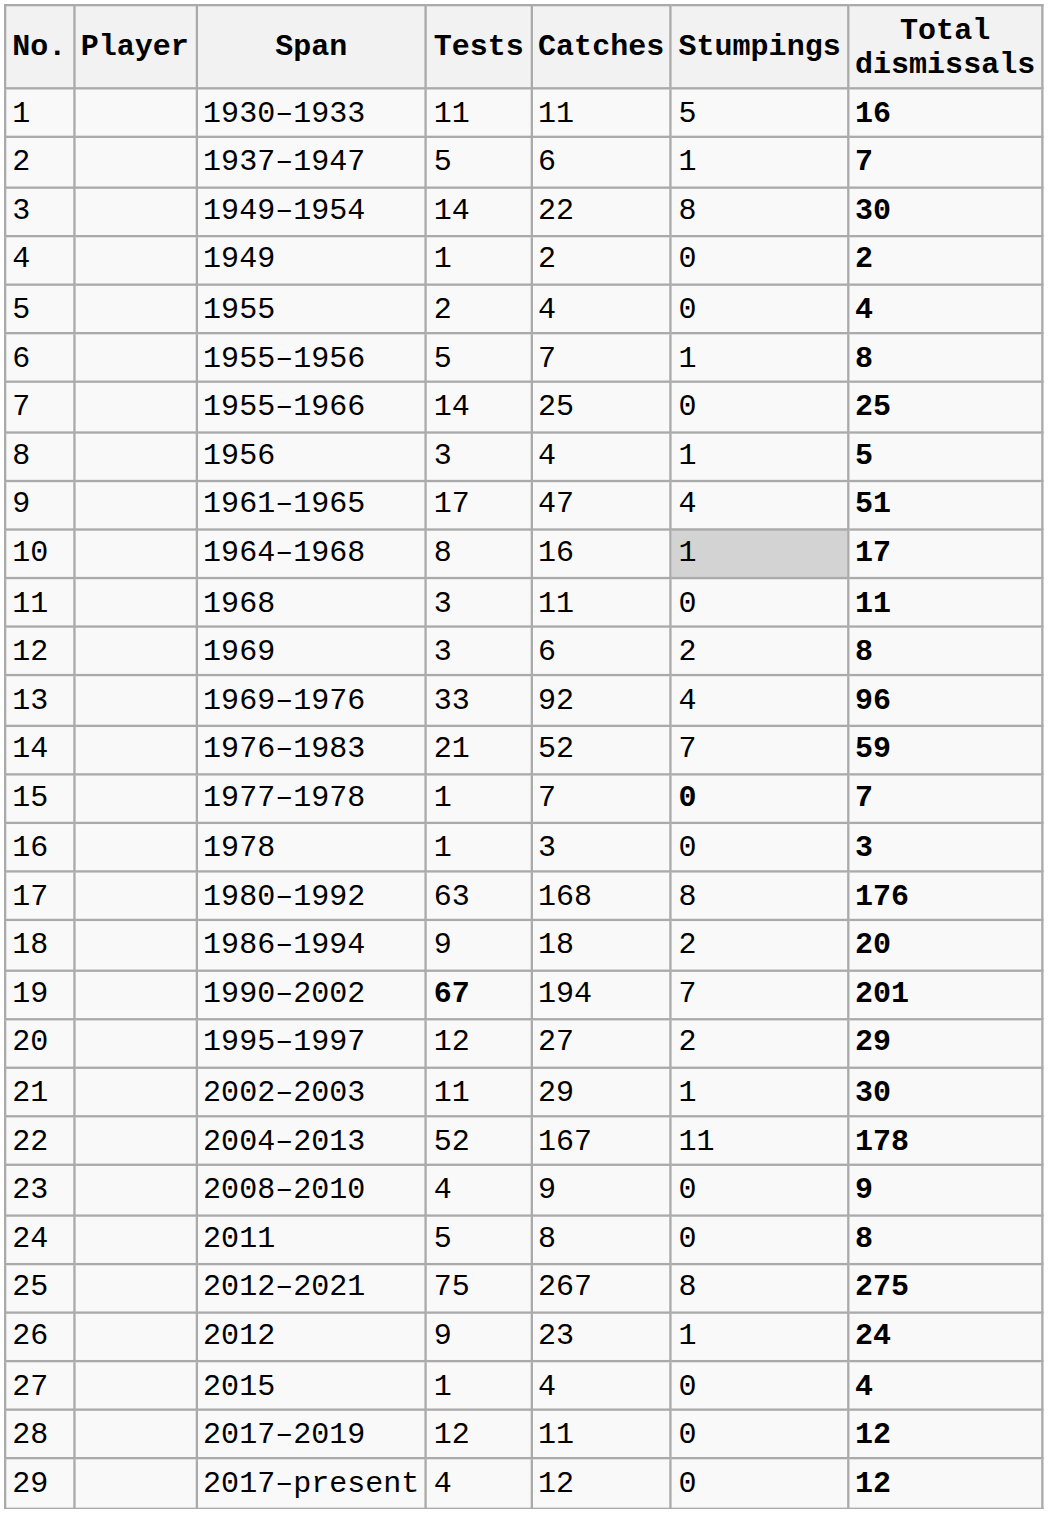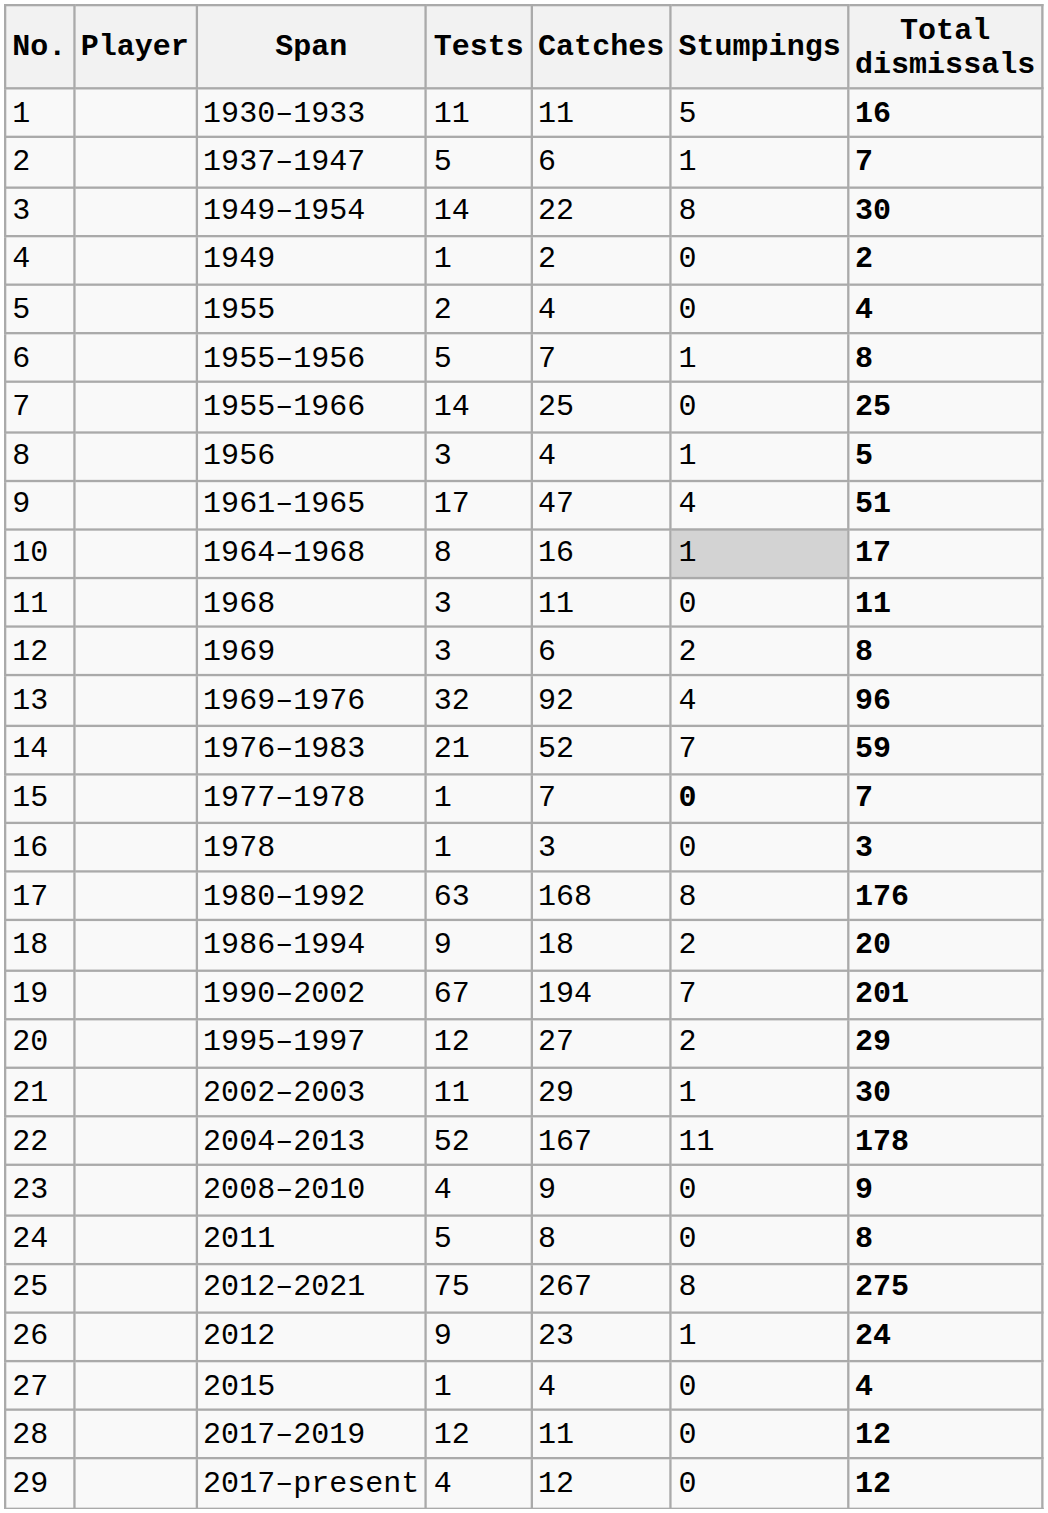(452, 701) 33 -> (452, 701) 32
(452, 994) bold -> (452, 994) normal
